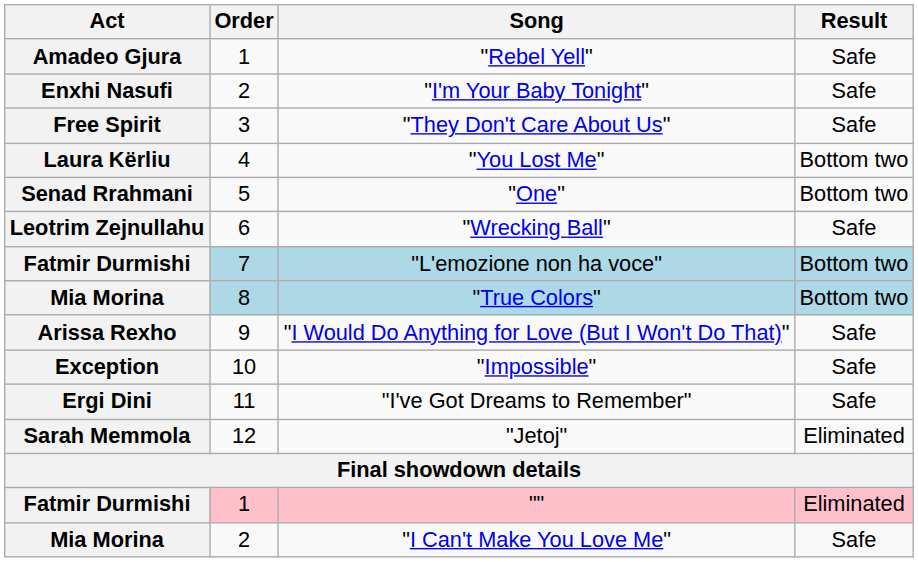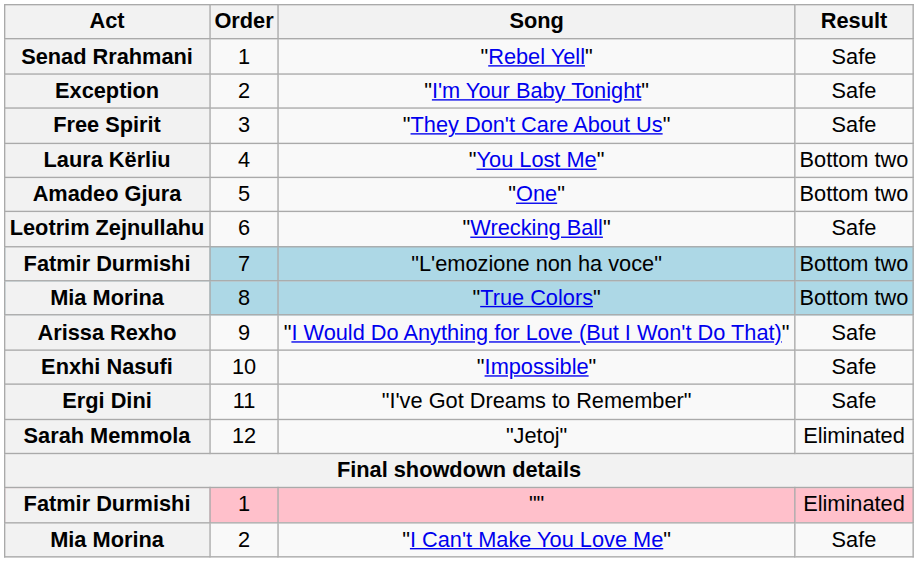(107, 56) Amadeo Gjura -> (107, 56) Senad Rrahmani
(107, 90) Enxhi Nasufi -> (107, 90) Exception
(107, 194) Senad Rrahmani -> (107, 194) Amadeo Gjura
(107, 366) Exception -> (107, 366) Enxhi Nasufi
